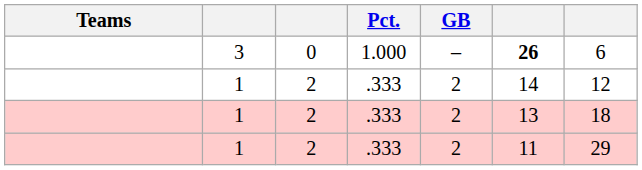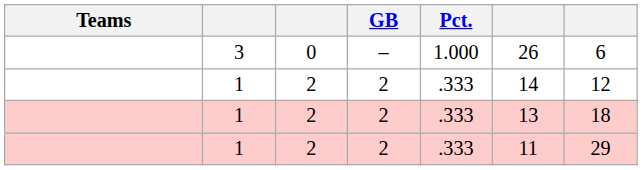columns swapped: (384, 20) <-> (456, 20)
(528, 52) bold -> (528, 52) normal
